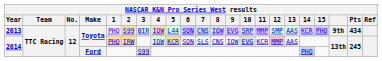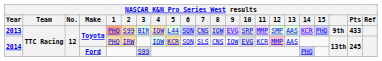(114, 30) no background -> (114, 30) lightsalmon background
(355, 30) 434 -> (355, 30) 433
